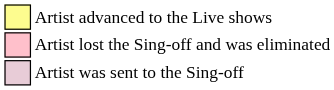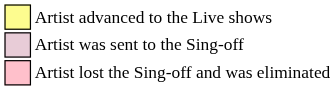rows swapped: (139, 72) <-> (182, 44)
